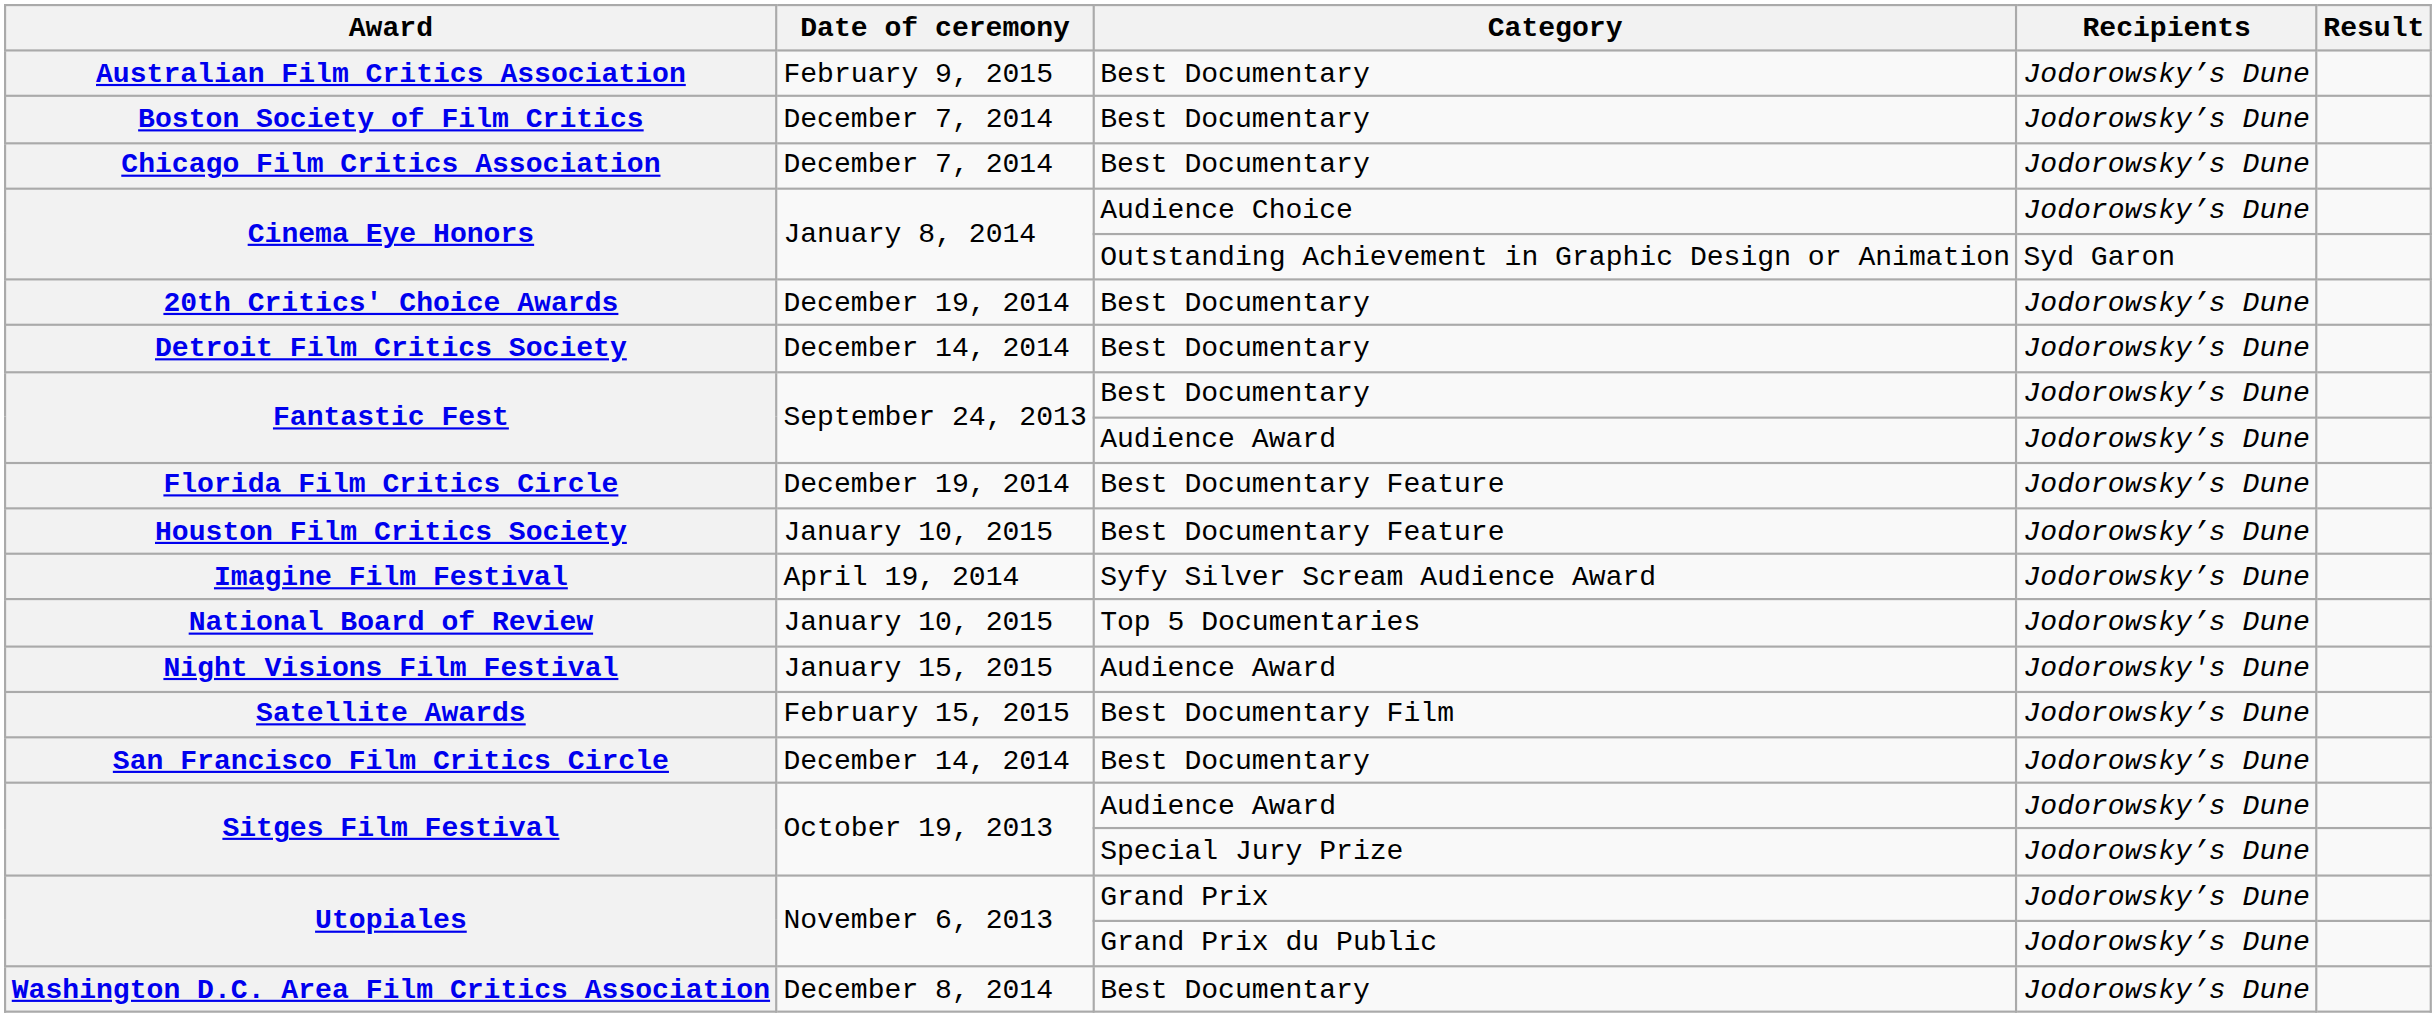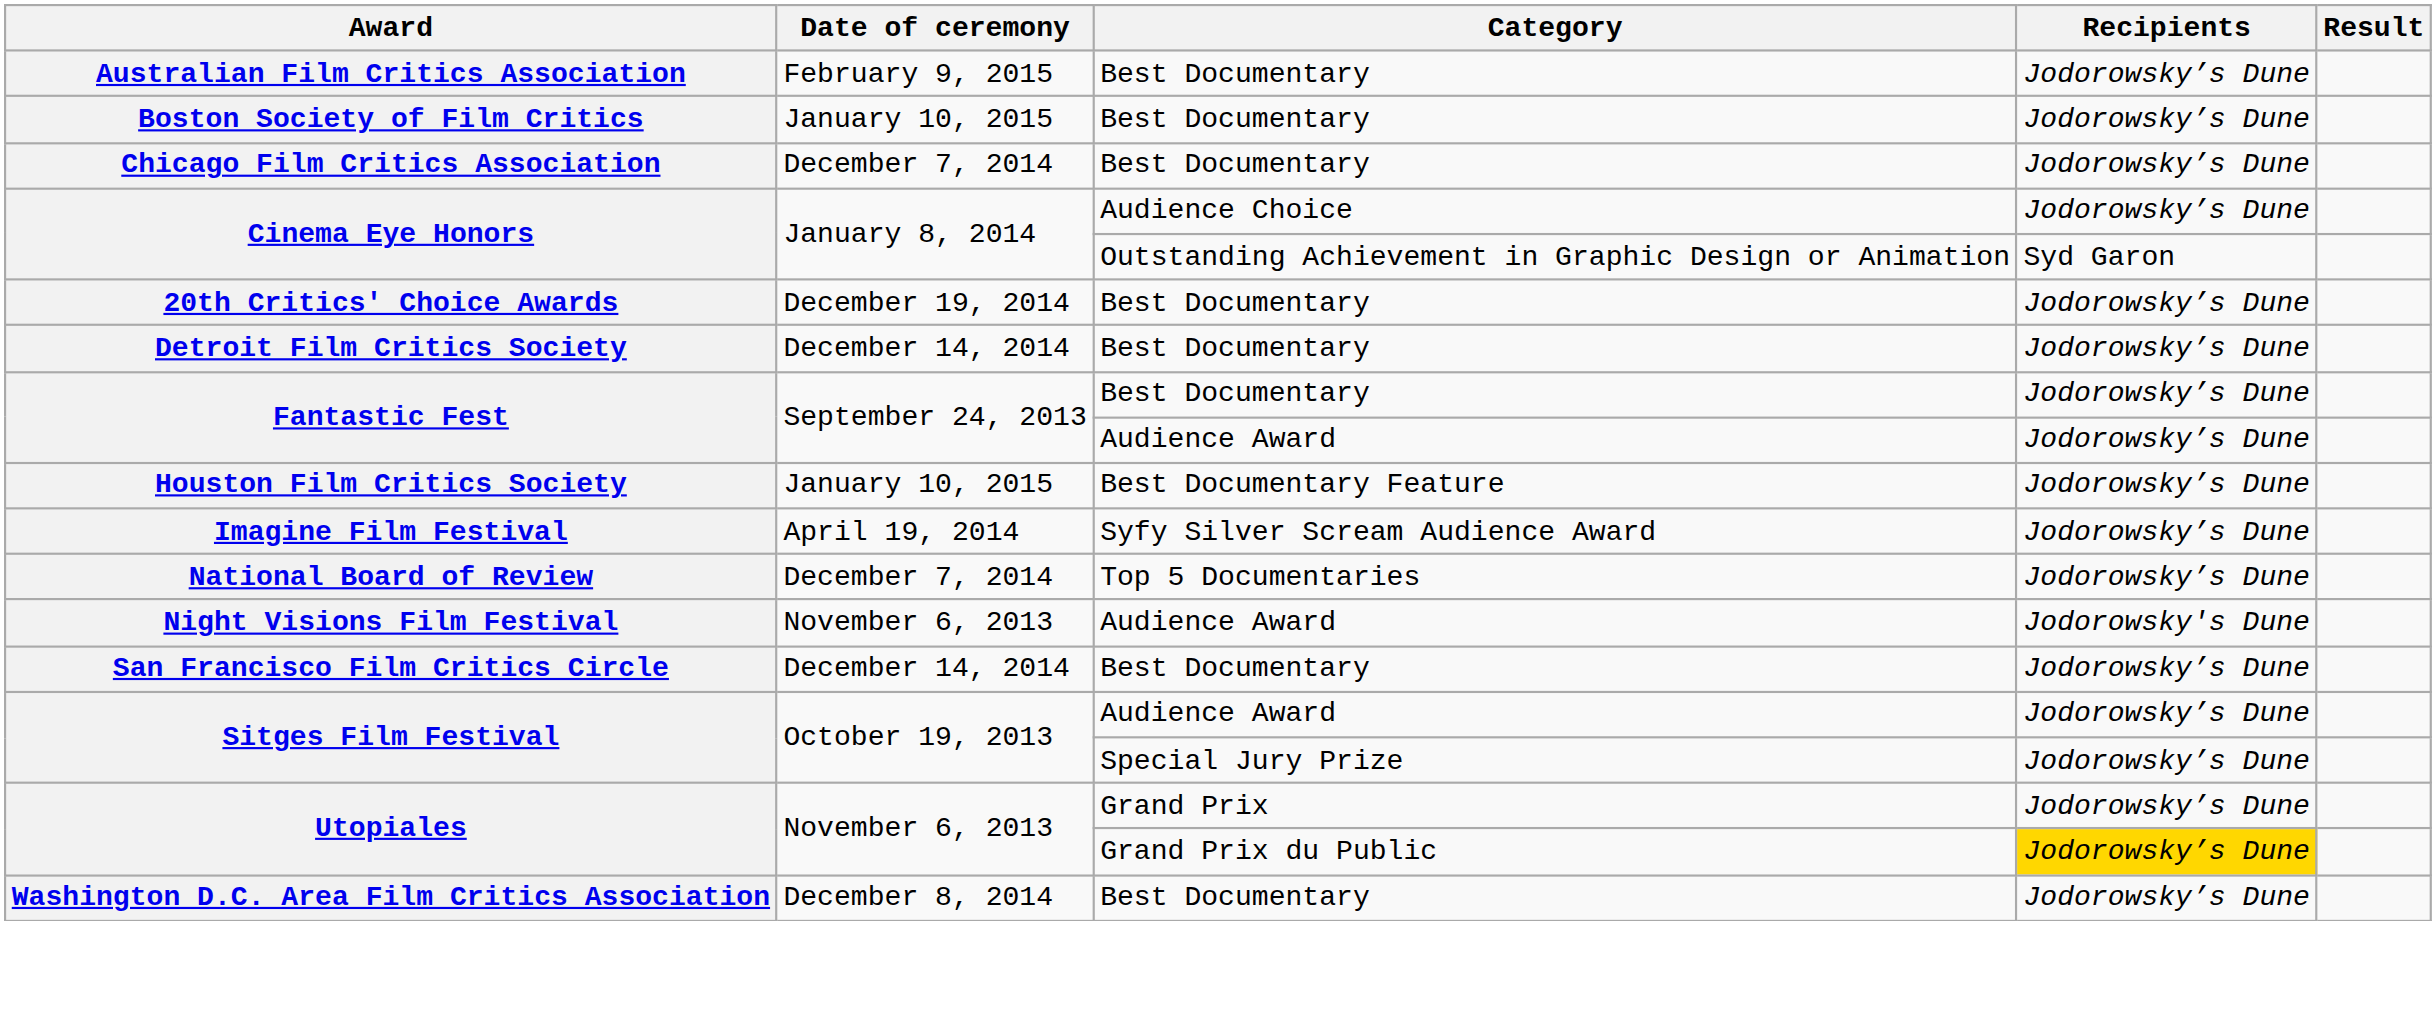(918, 119) December 7, 2014 -> (918, 119) January 10, 2015
- row: (391, 486)
(918, 623) January 10, 2015 -> (918, 577) December 7, 2014
(918, 669) January 15, 2015 -> (918, 623) November 6, 2013
- row: (391, 714)
(2167, 943) no background -> (2167, 852) gold background
